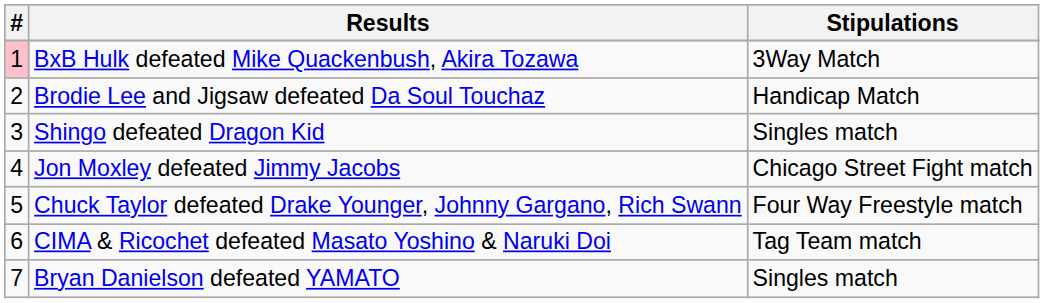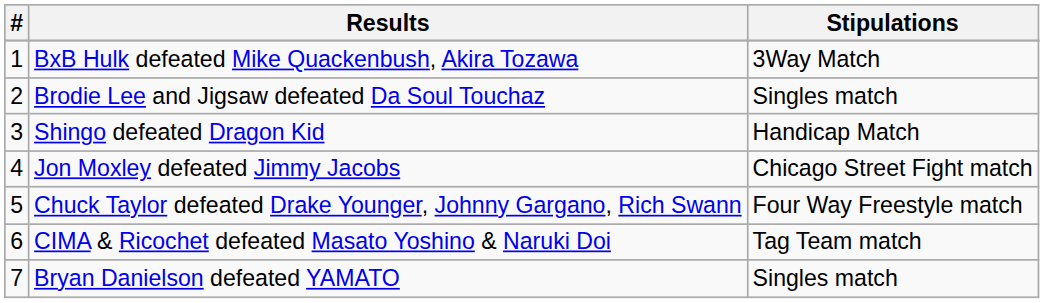(17, 59) pink background -> (17, 59) no background
(836, 96) Handicap Match -> (825, 96) Singles match
(825, 132) Singles match -> (836, 132) Handicap Match
